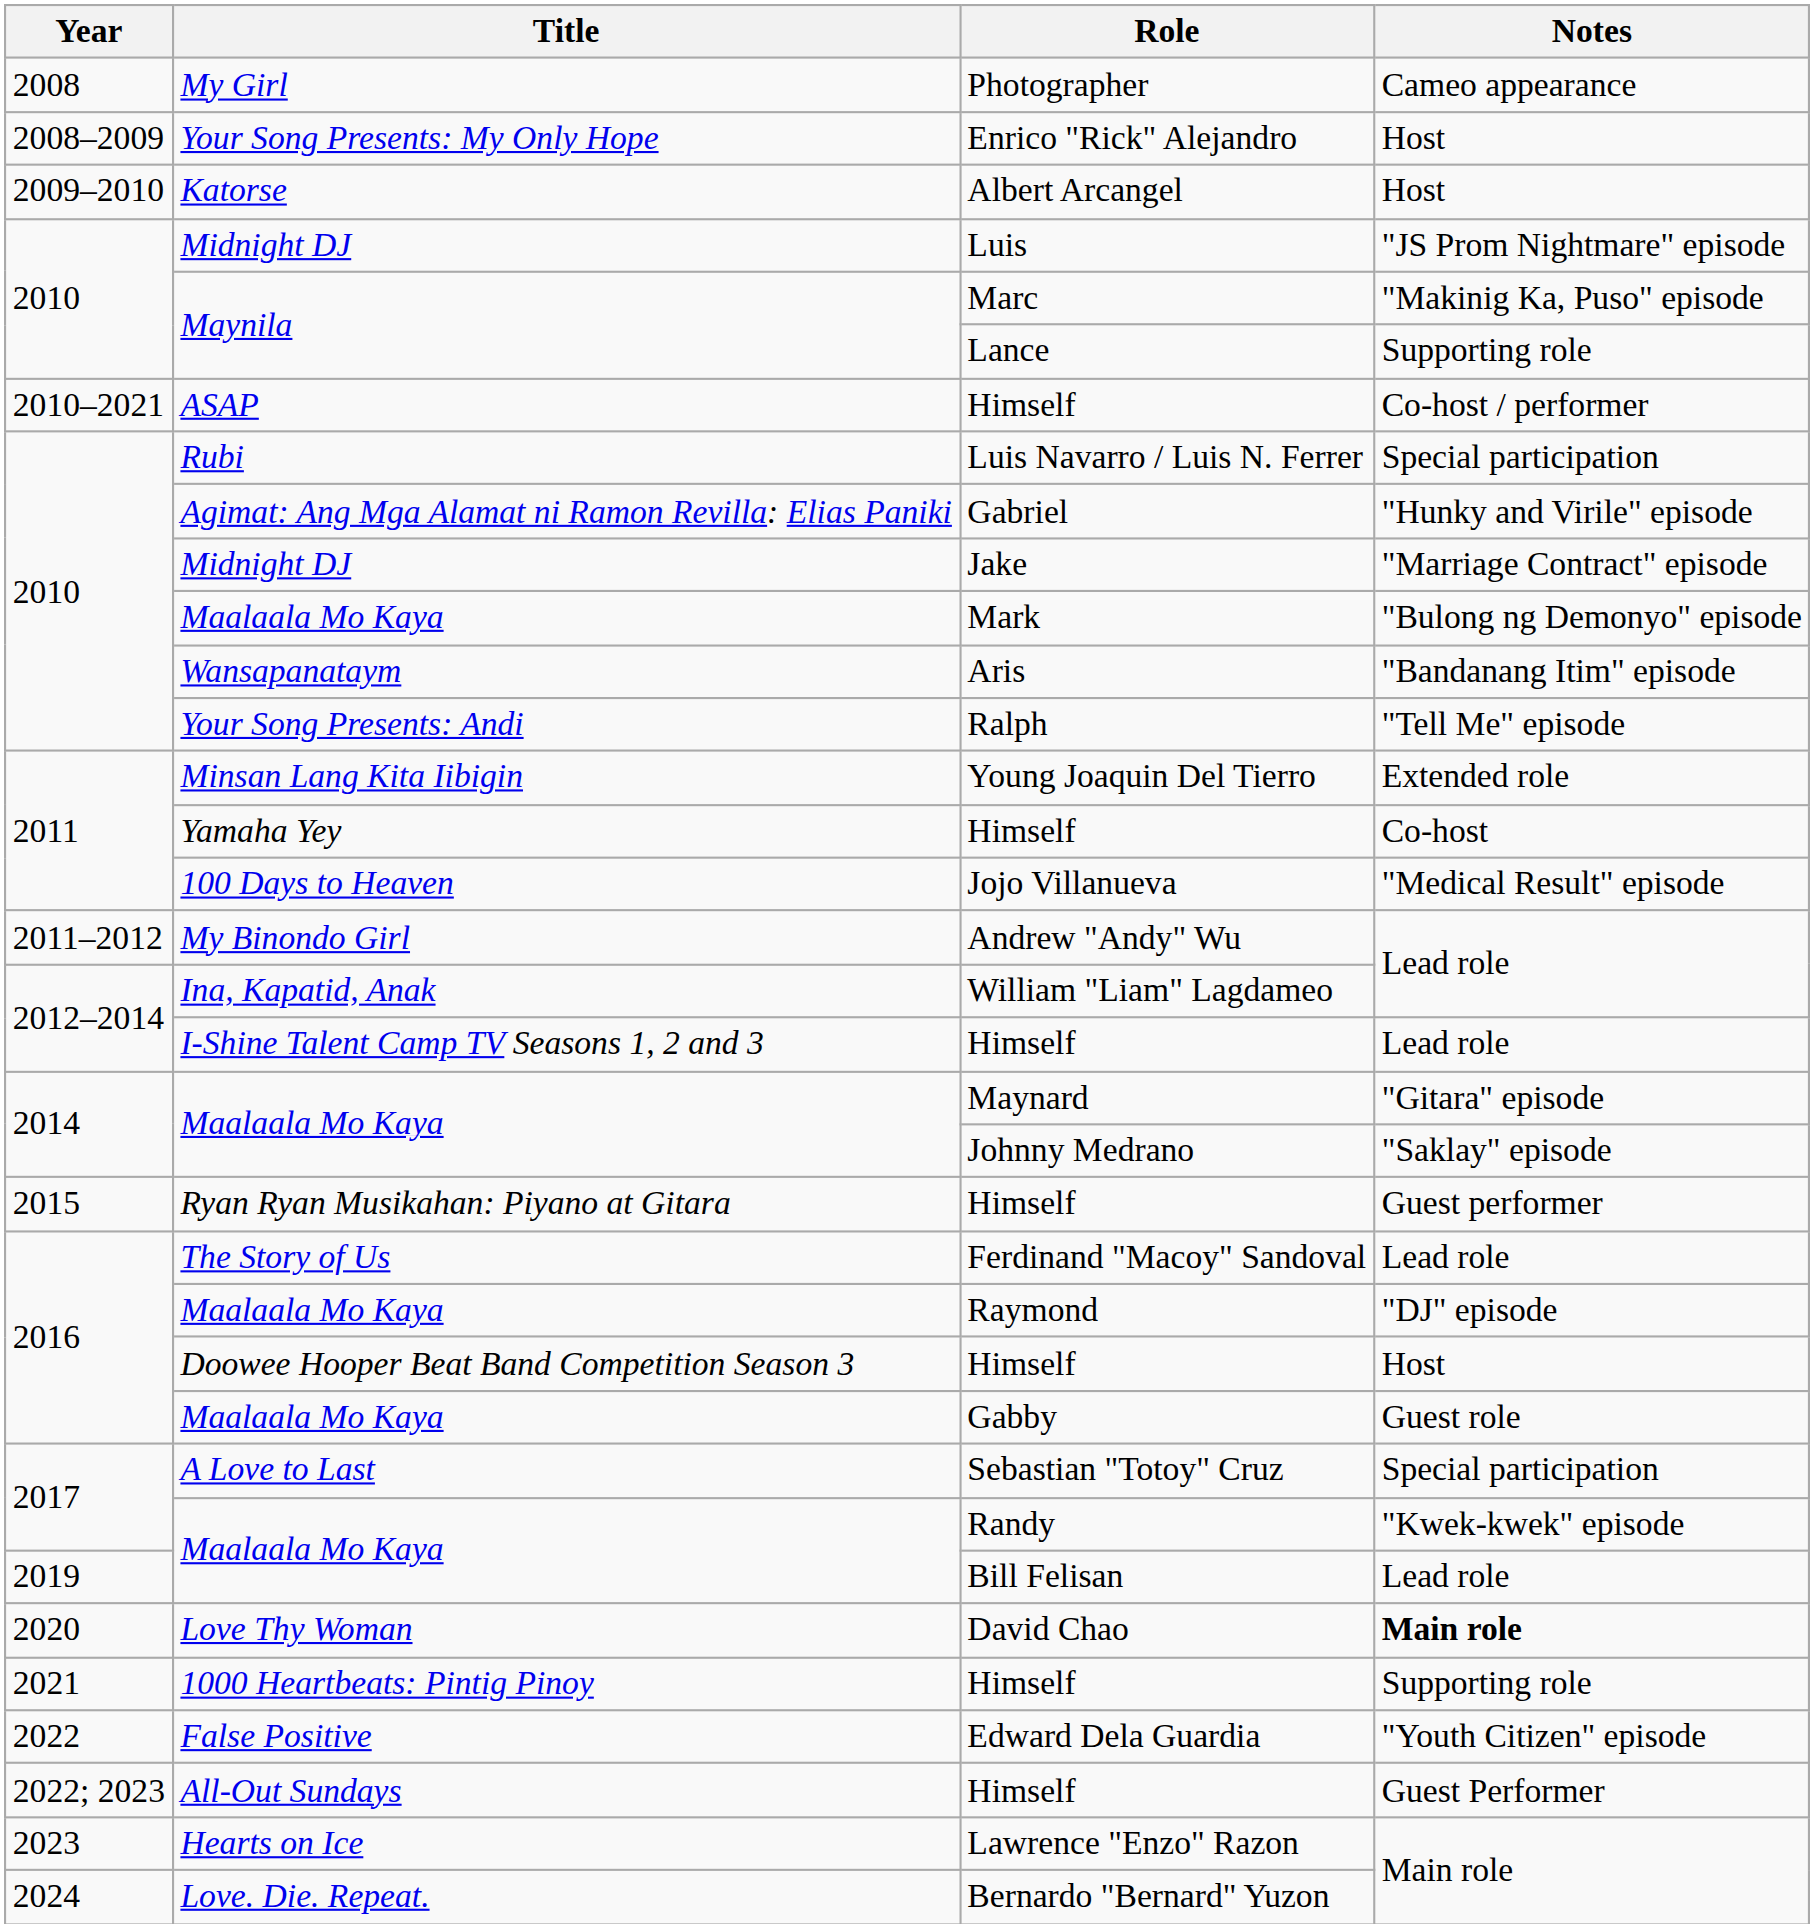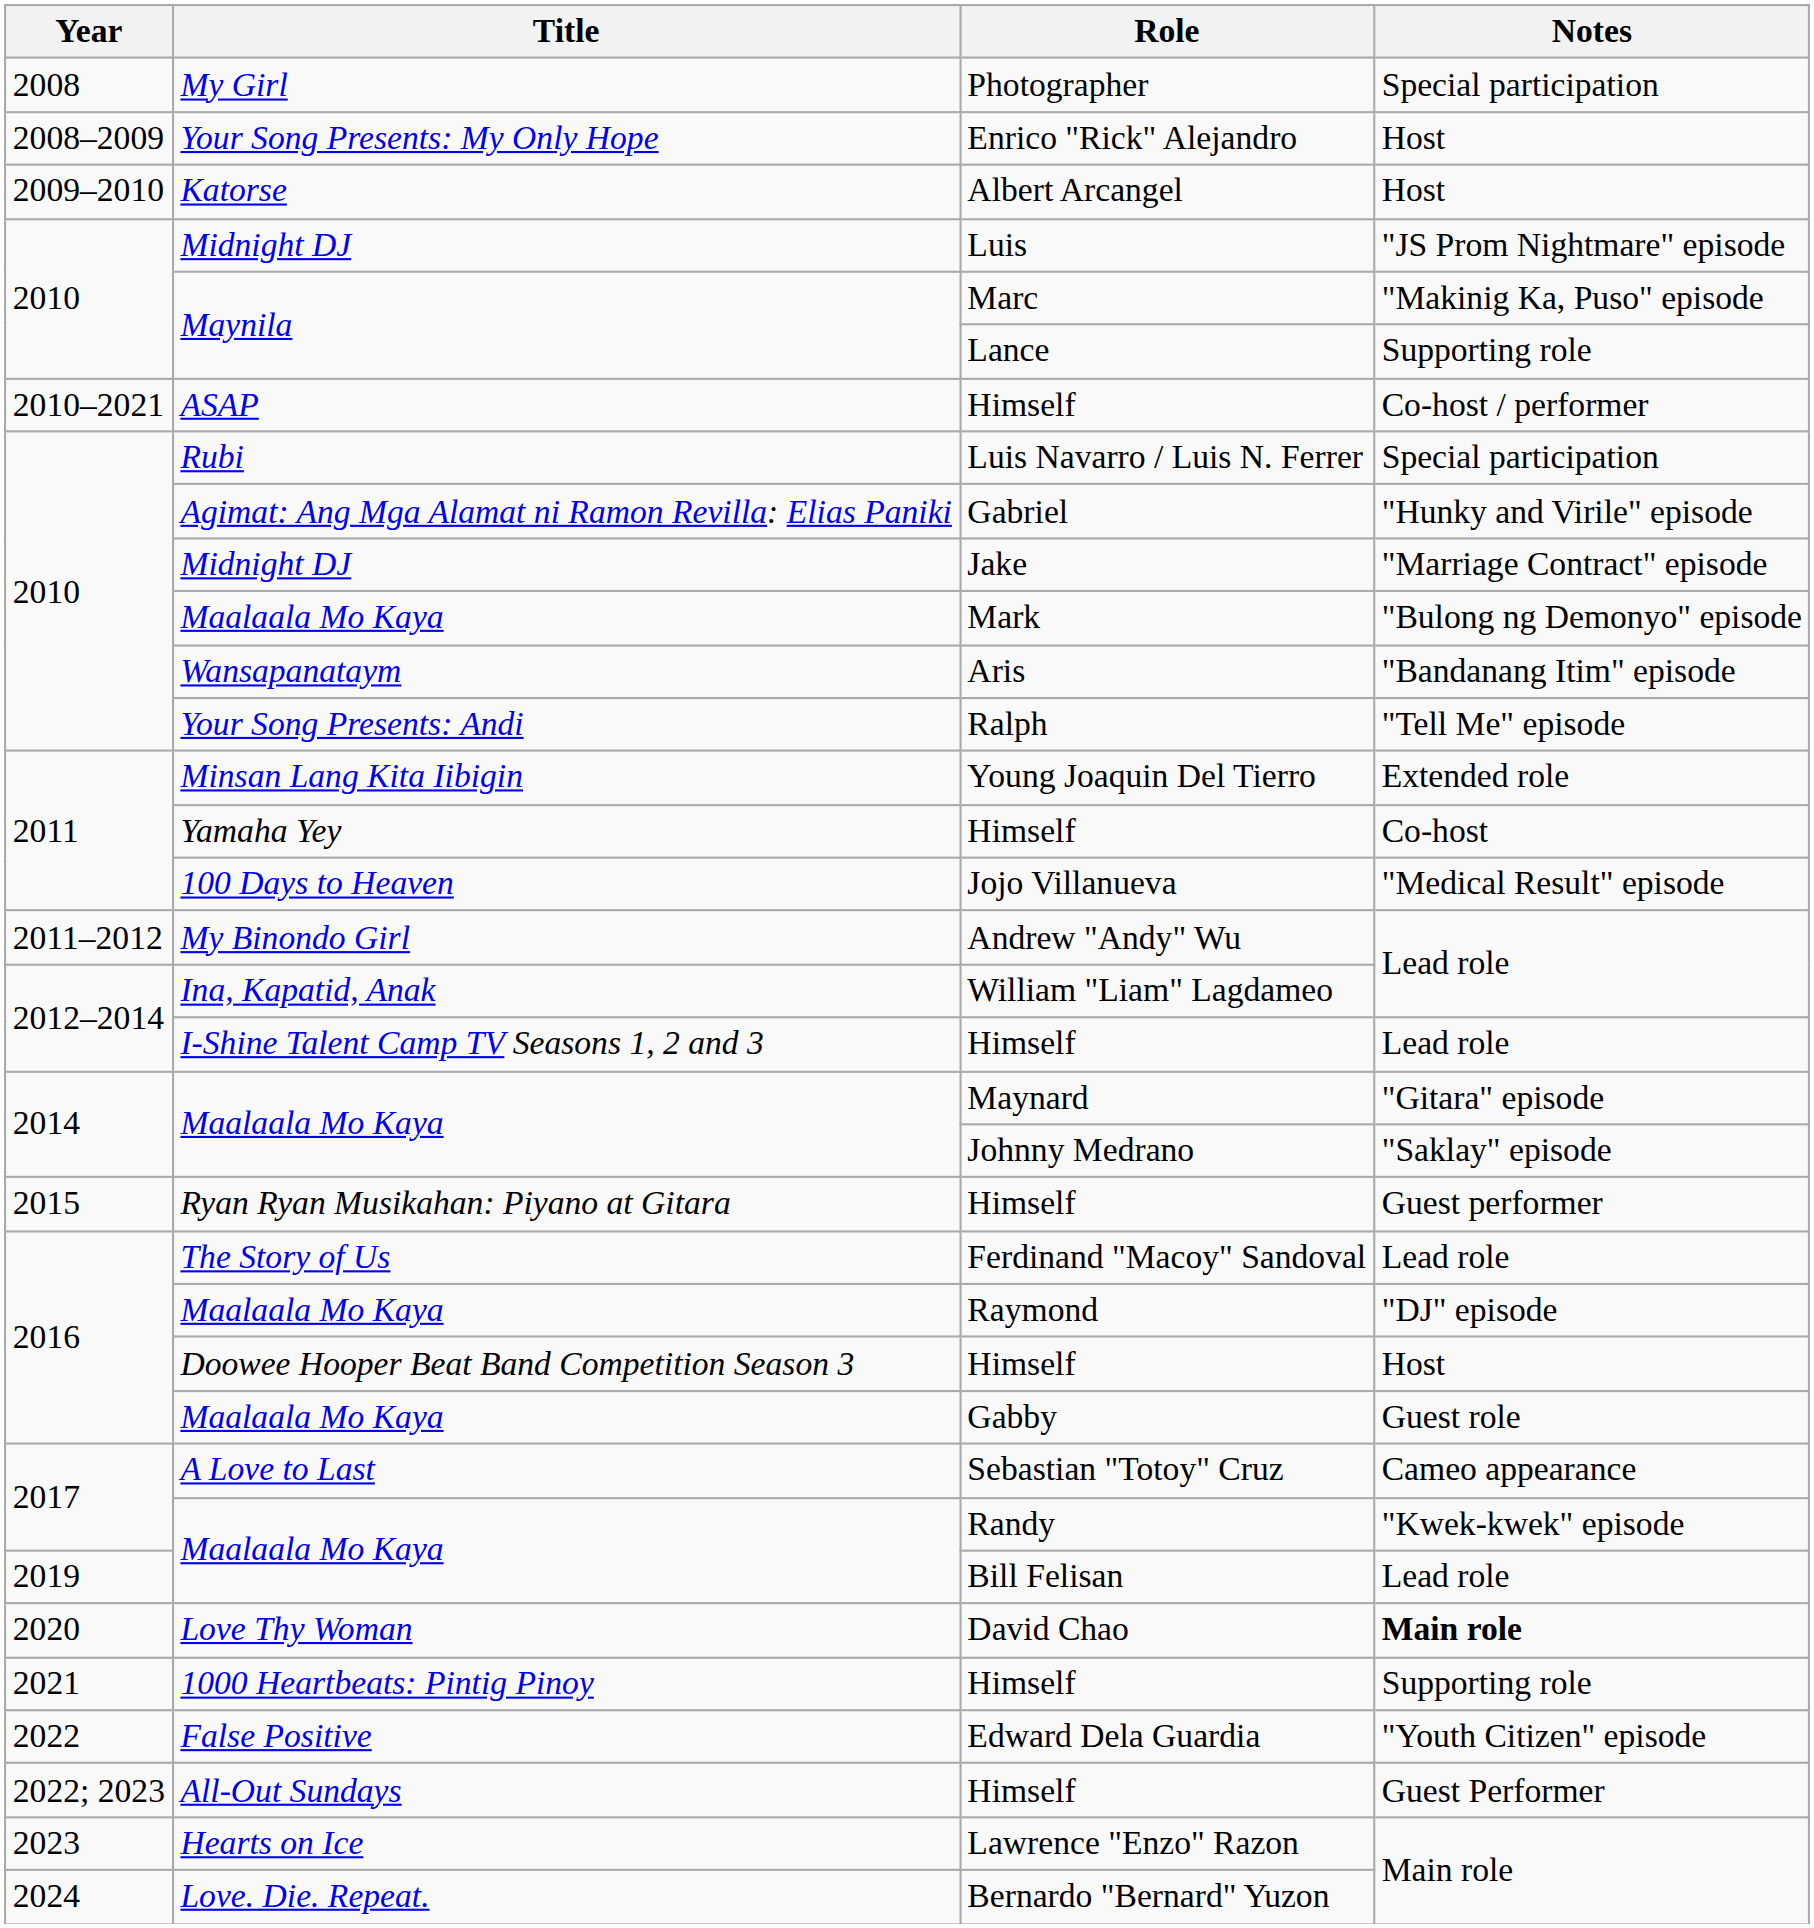(1509, 84) Cameo appearance -> (1520, 84) Special participation
(1520, 1469) Special participation -> (1509, 1469) Cameo appearance
